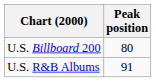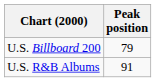(127, 47) 80 -> (127, 47) 79
